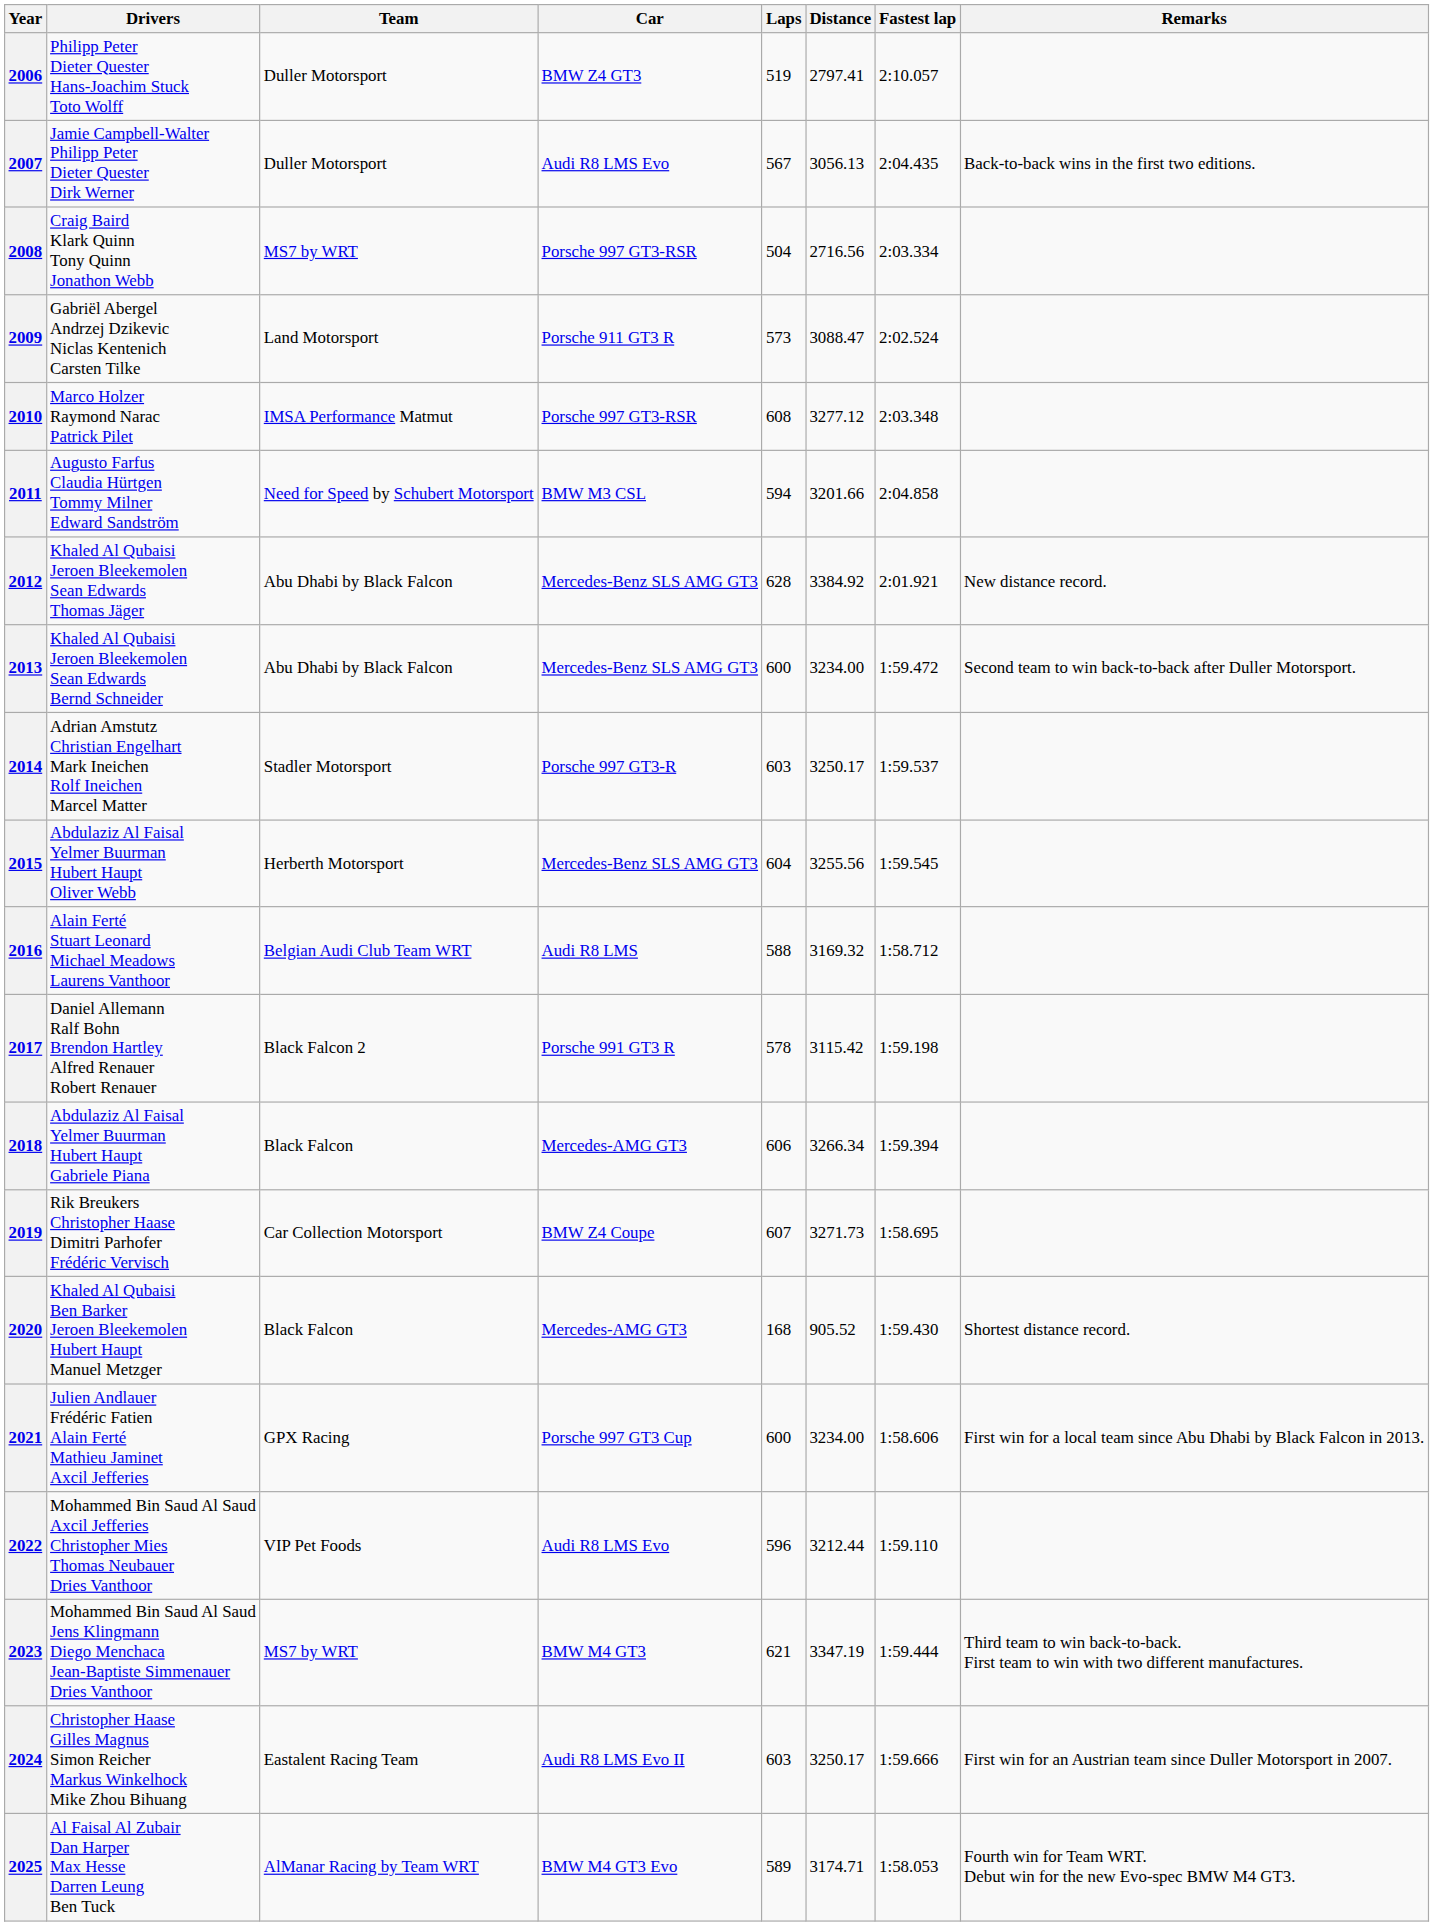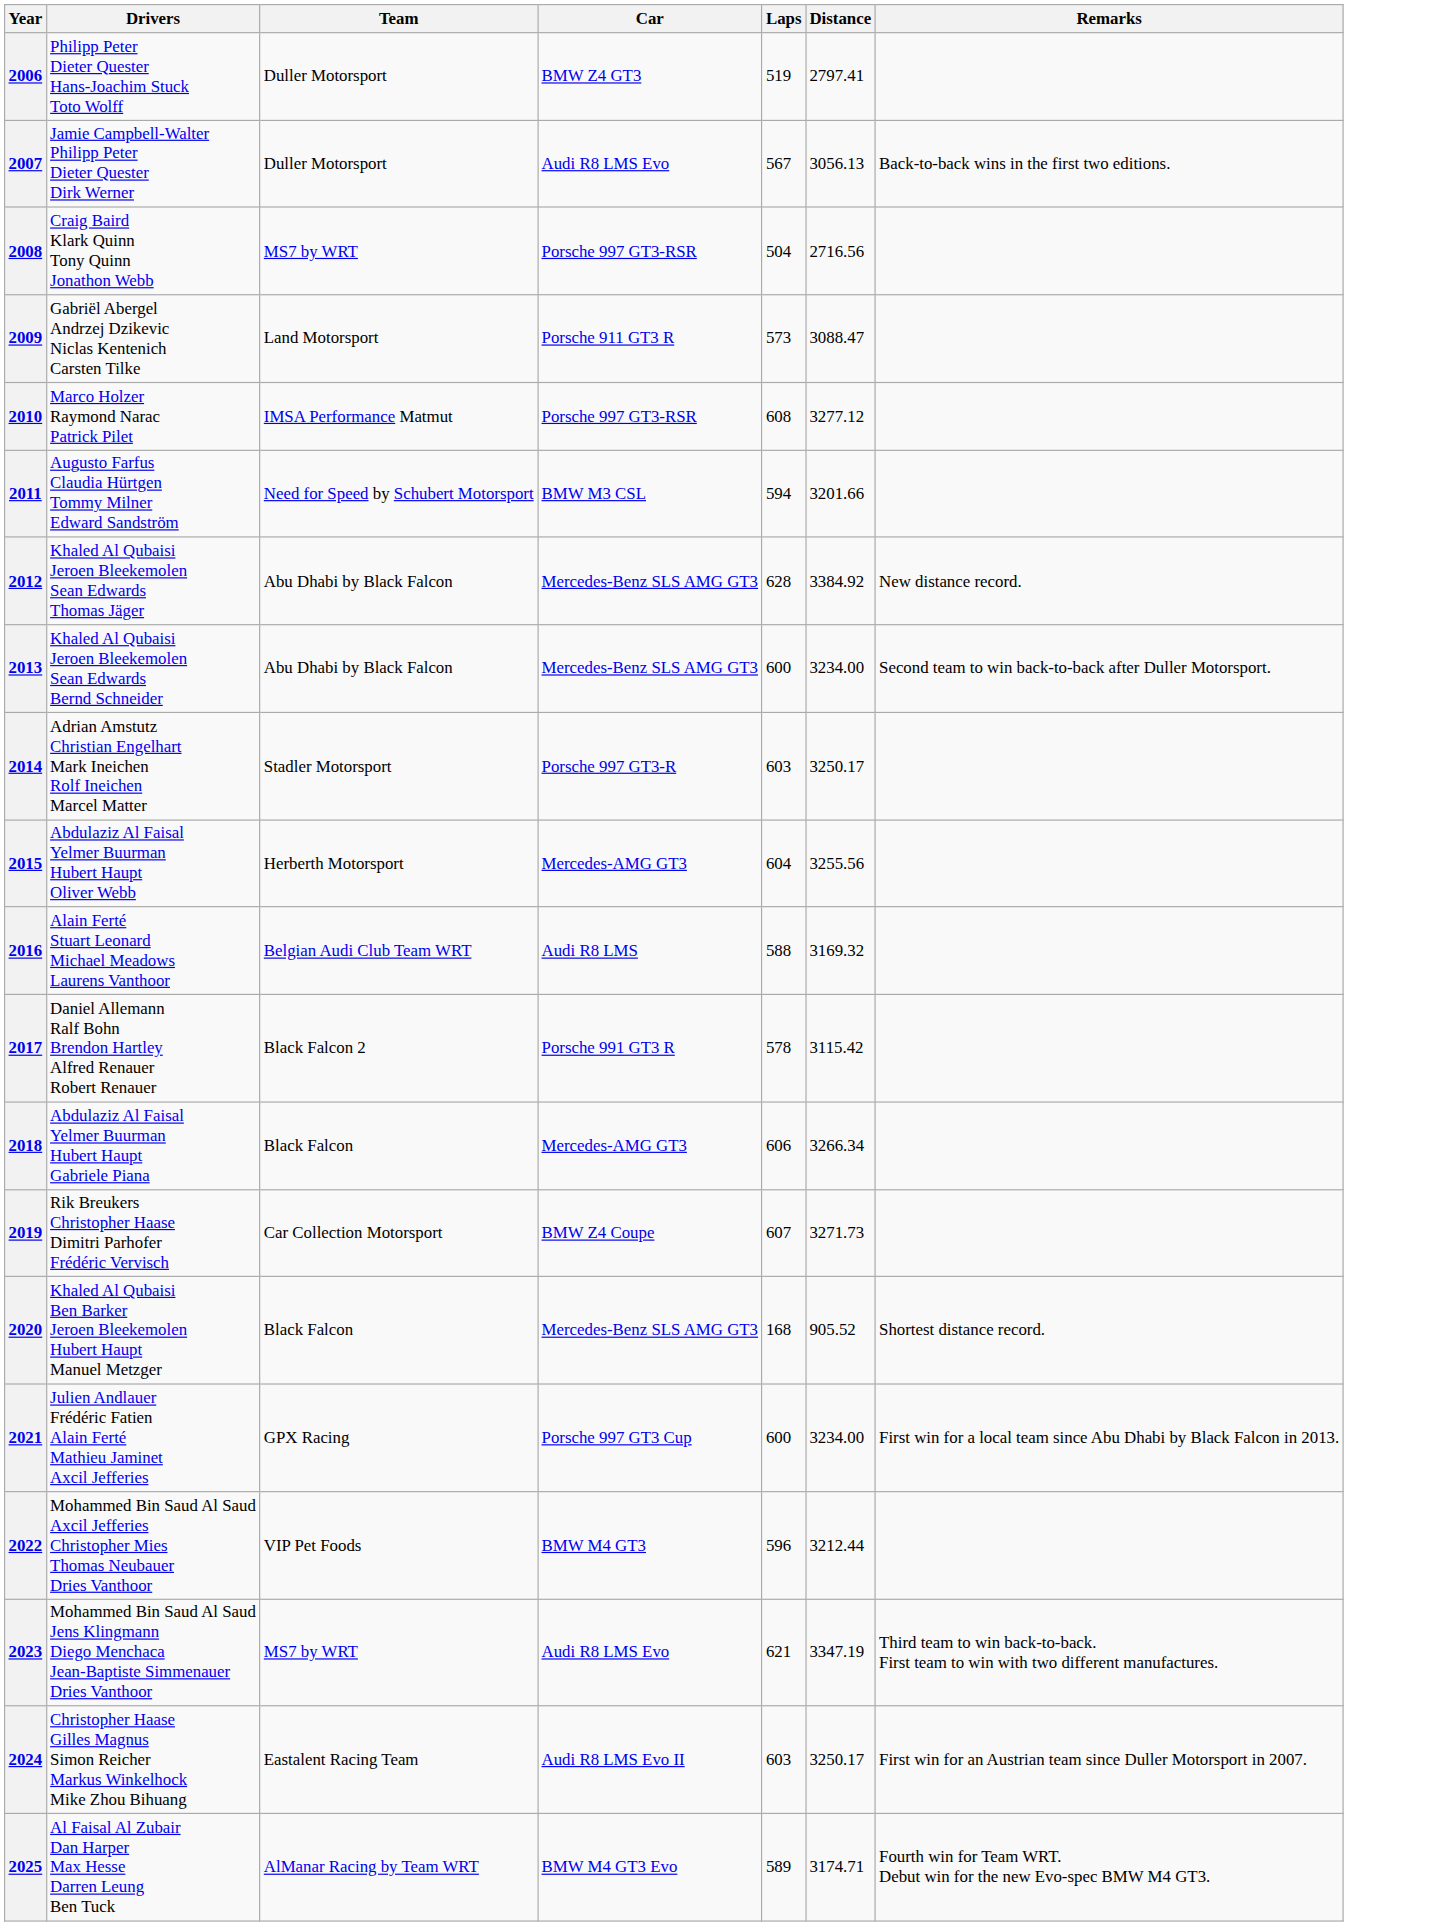- column: (918, 18)
(650, 863) Mercedes-Benz SLS AMG GT3 -> (614, 863) Mercedes-AMG GT3
(614, 1330) Mercedes-AMG GT3 -> (650, 1330) Mercedes-Benz SLS AMG GT3
(605, 1545) Audi R8 LMS Evo -> (594, 1545) BMW M4 GT3
(594, 1652) BMW M4 GT3 -> (605, 1652) Audi R8 LMS Evo
